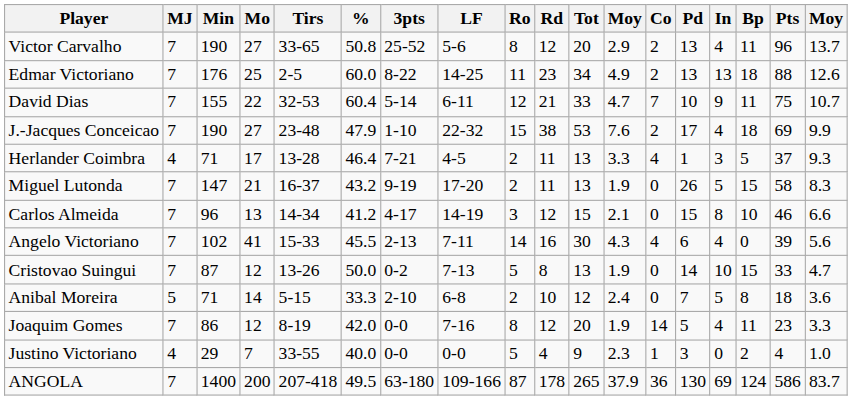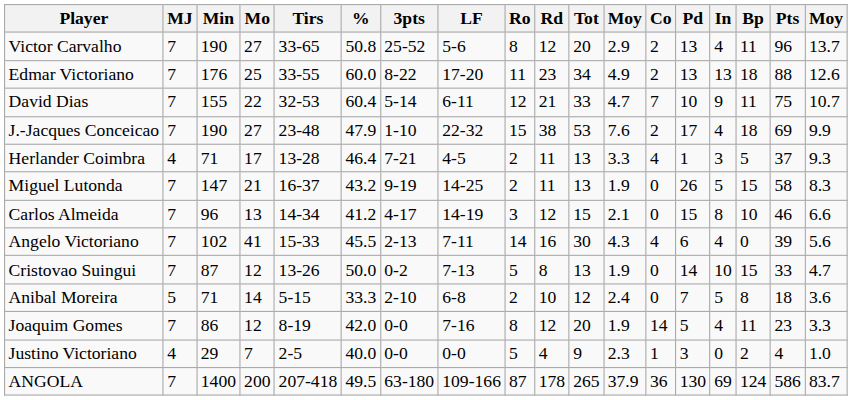(290, 74) 2-5 -> (299, 74) 33-55
(463, 74) 14-25 -> (463, 74) 17-20
(463, 185) 17-20 -> (463, 185) 14-25
(299, 353) 33-55 -> (290, 353) 2-5
